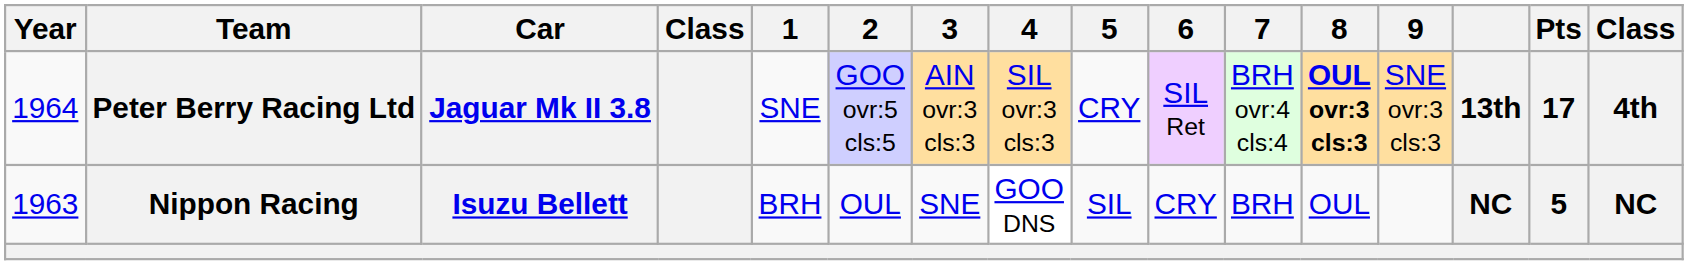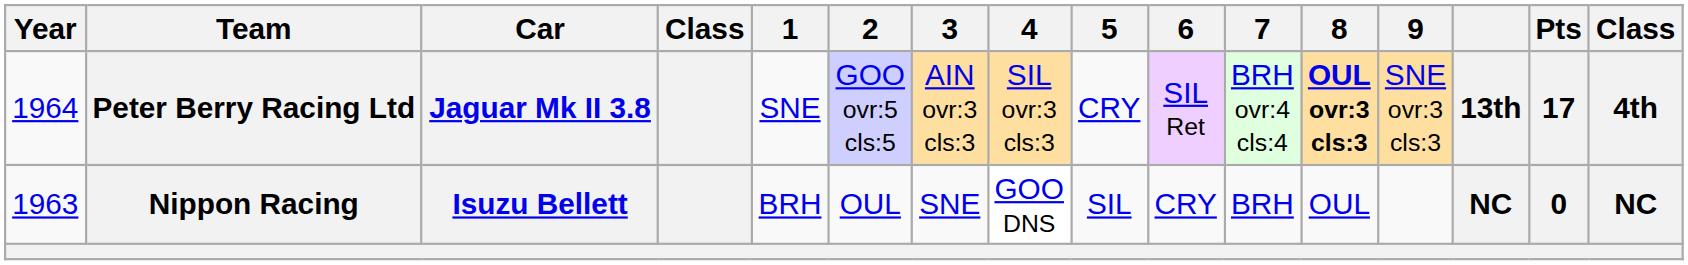(1559, 204) 5 -> (1559, 204) 0
